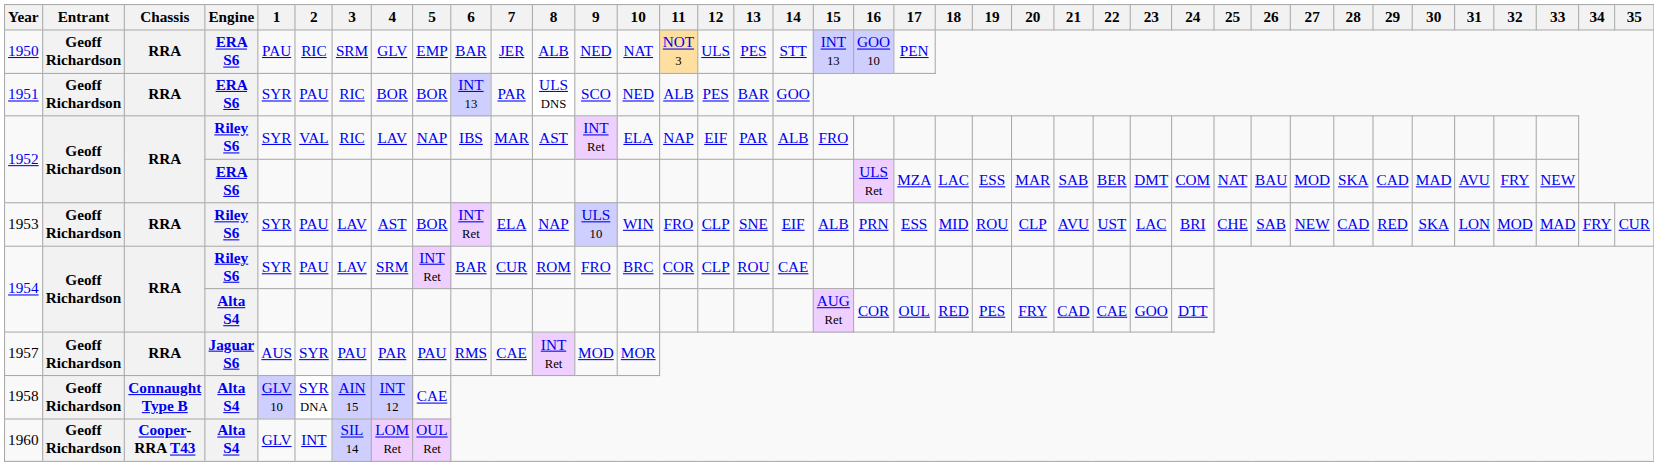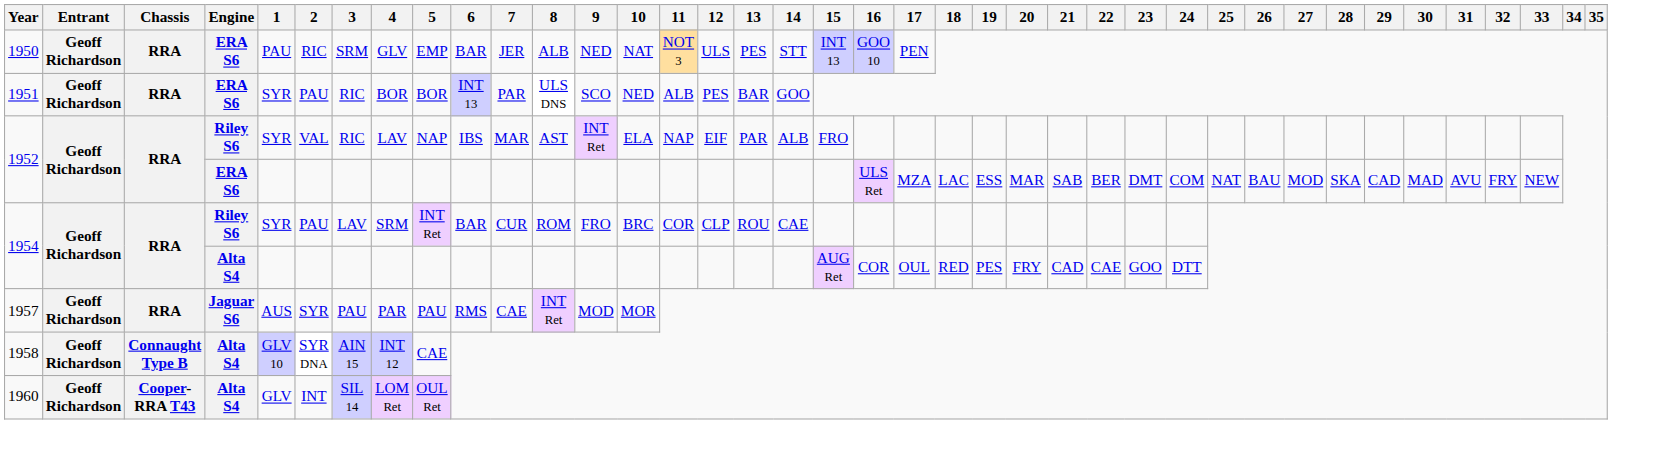- row: (23, 224)
